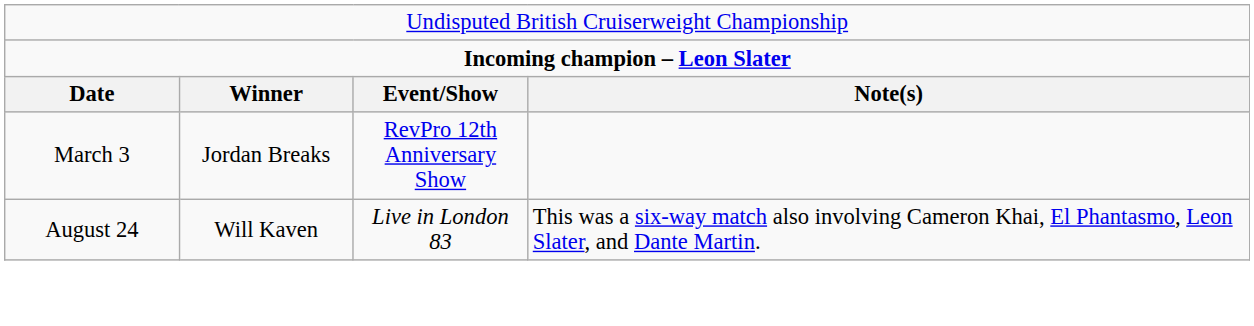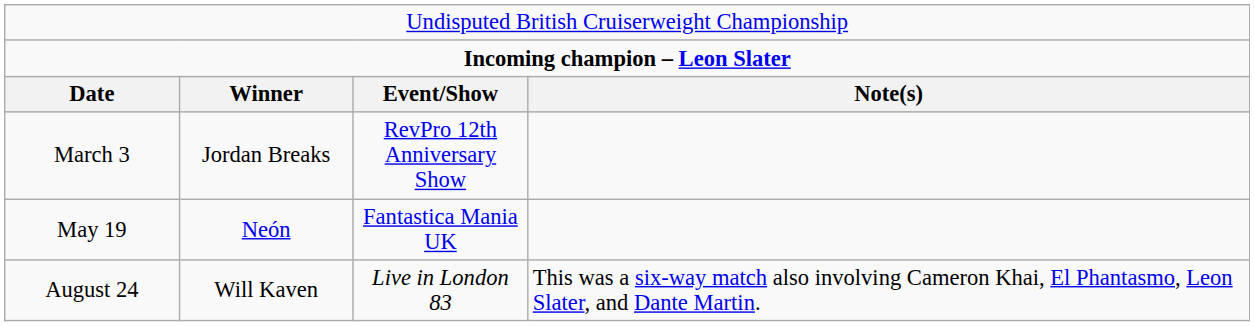+ row: (92, 228)
